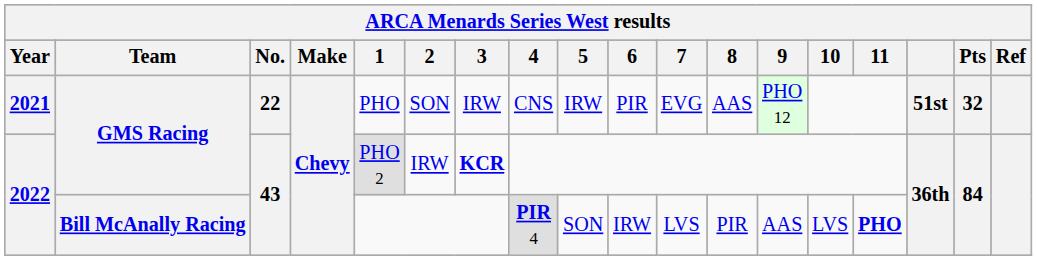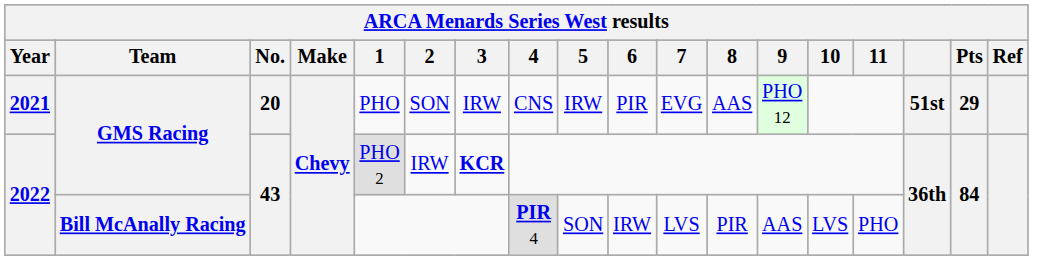(270, 104) 22 -> (270, 104) 20
(973, 104) 32 -> (969, 104) 29
(880, 224) bold -> (878, 224) normal
